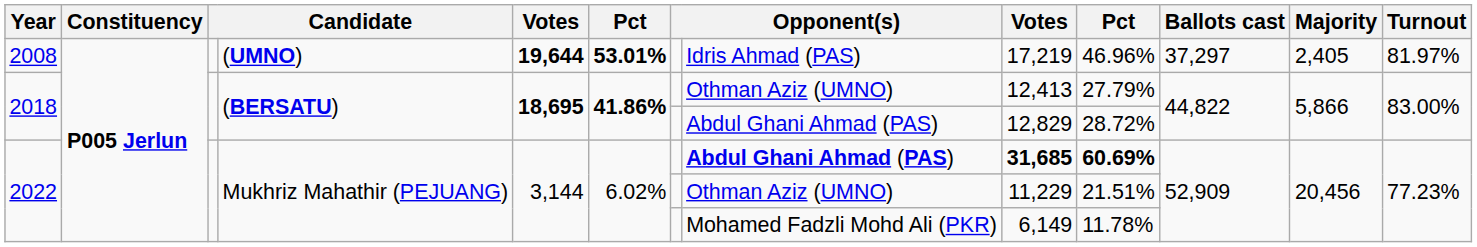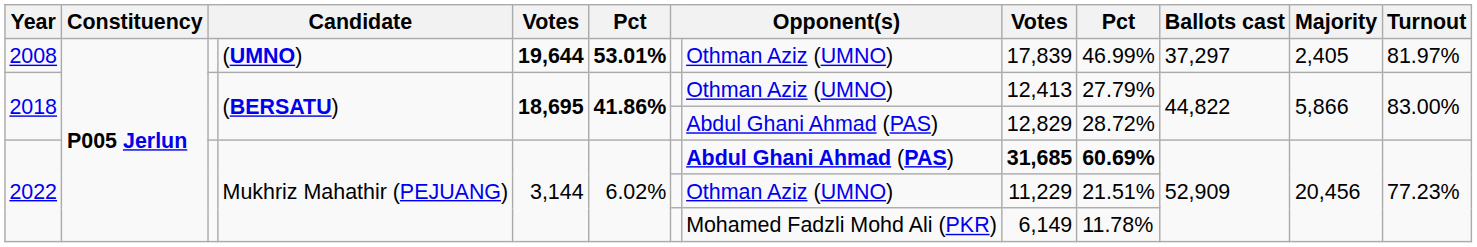(773, 56) Idris Ahmad (PAS) -> (790, 56) Othman Aziz (UMNO)
(1039, 56) 17,219 -> (1039, 56) 17,839
(1118, 56) 46.96% -> (1118, 56) 46.99%
